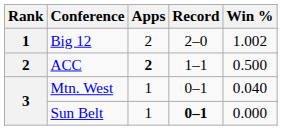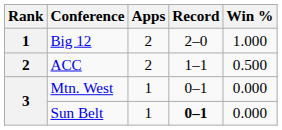(250, 40) 1.002 -> (250, 40) 1.000
(148, 64) bold -> (148, 64) normal
(250, 88) 0.040 -> (250, 88) 0.000
